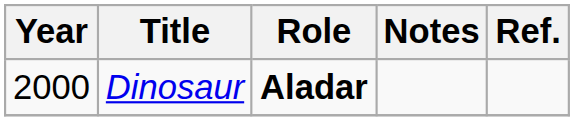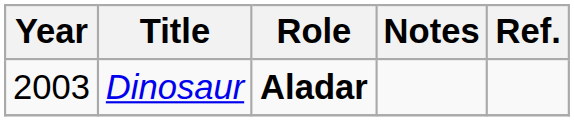(51, 86) 2000 -> (51, 86) 2003
